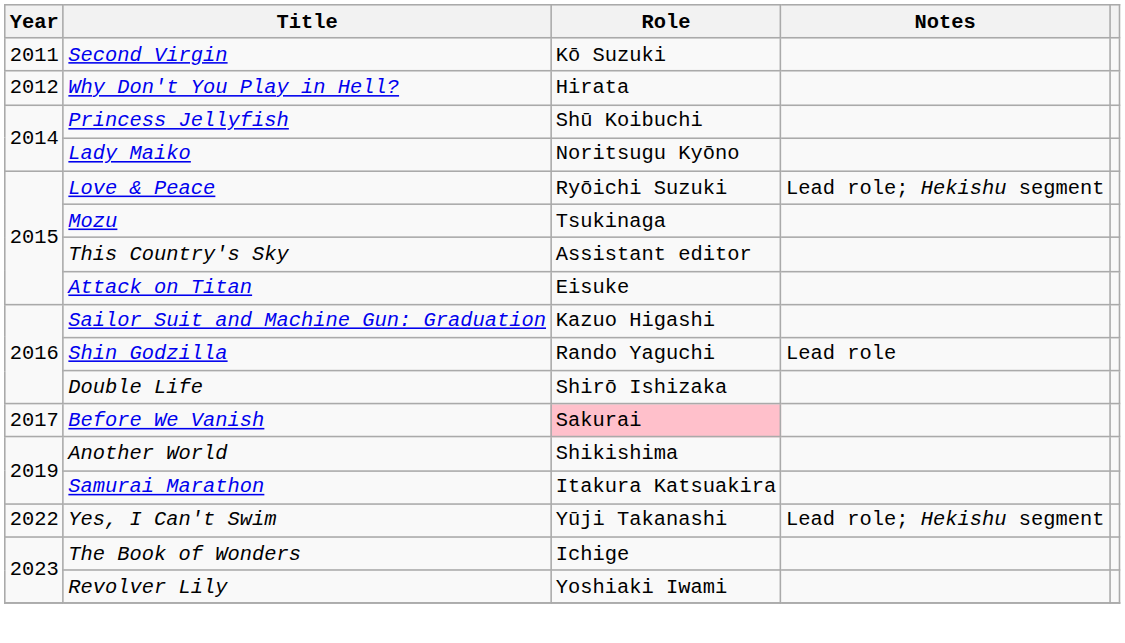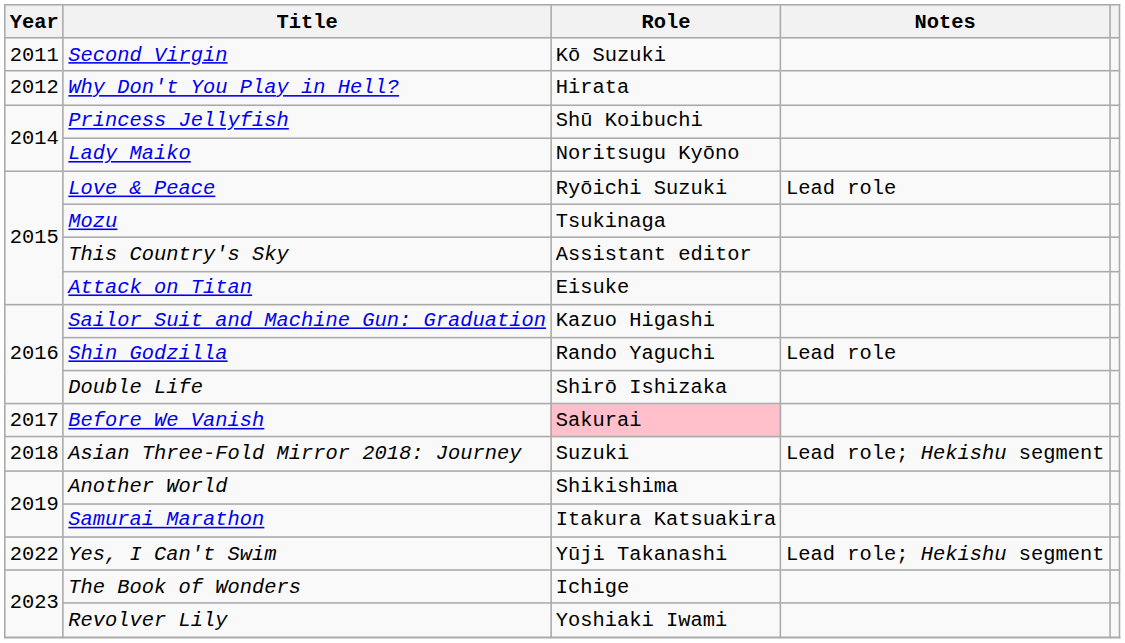(945, 188) Lead role; Hekishu segment -> (841, 188) Lead role
+ row: (295, 454)
